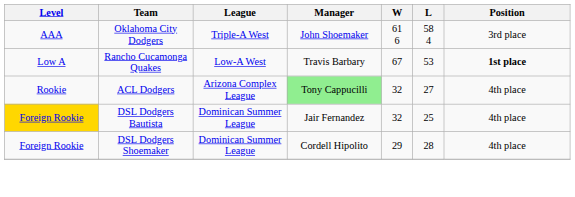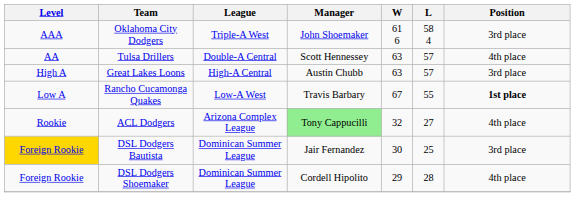+ row: (146, 56)
+ row: (146, 72)
(429, 62) 53 -> (429, 94) 55
(397, 117) 32 -> (397, 150) 30
(507, 117) 4th place -> (507, 150) 3rd place
